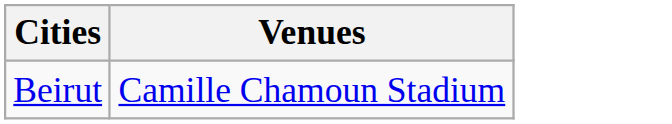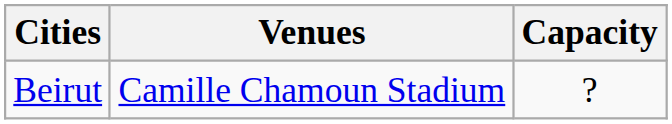+ column: (590, 32)
